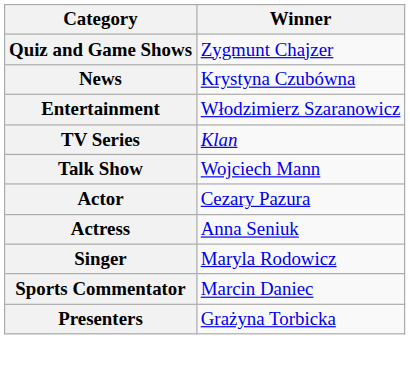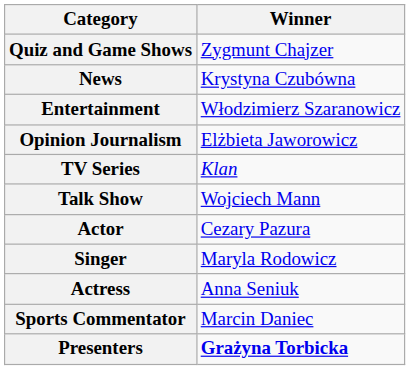+ row: (100, 139)
rows swapped: (100, 259) <-> (100, 229)
(268, 318) normal -> (274, 348) bold
